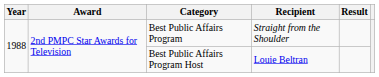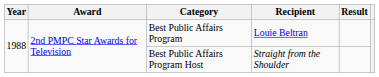(287, 33) Straight from the Shoulder -> (281, 33) Louie Beltran
(281, 59) Louie Beltran -> (287, 59) Straight from the Shoulder
